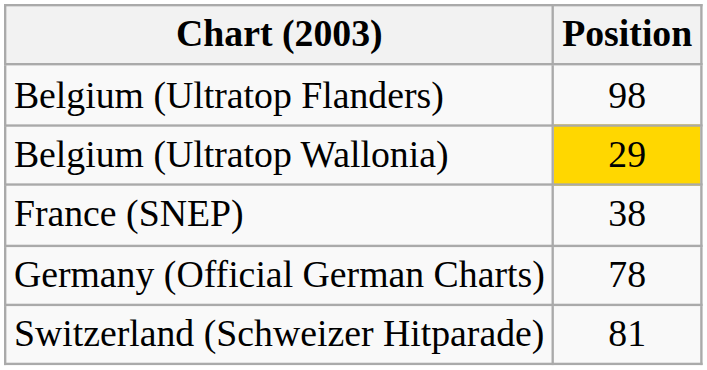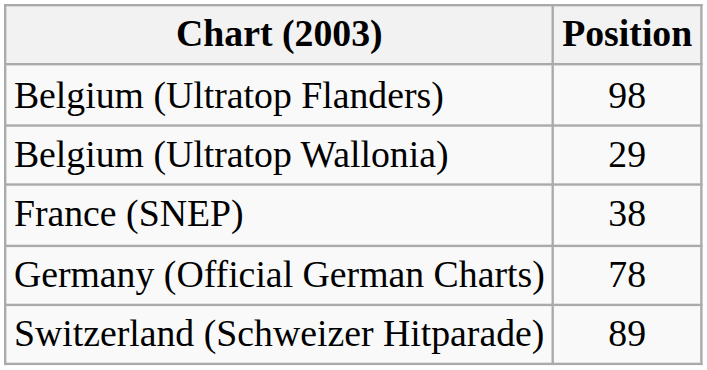(627, 154) gold background -> (627, 154) no background
(627, 333) 81 -> (627, 333) 89
